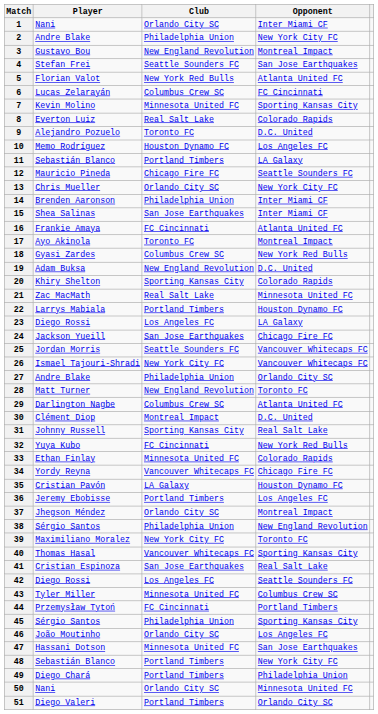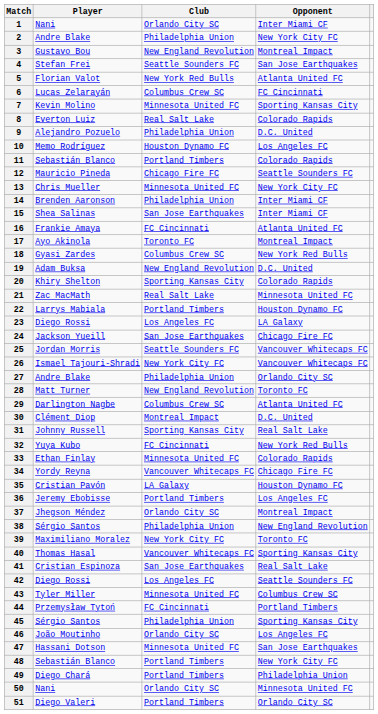(169, 133) Toronto FC -> (189, 133) Philadelphia Union
(280, 160) LA Galaxy -> (295, 160) Colorado Rapids
(181, 187) Orlando City SC -> (191, 187) Minnesota United FC
